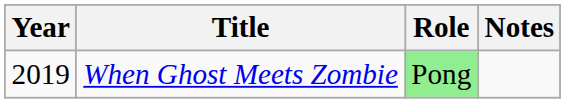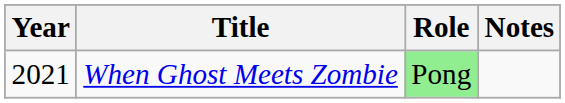(41, 73) 2019 -> (41, 73) 2021
